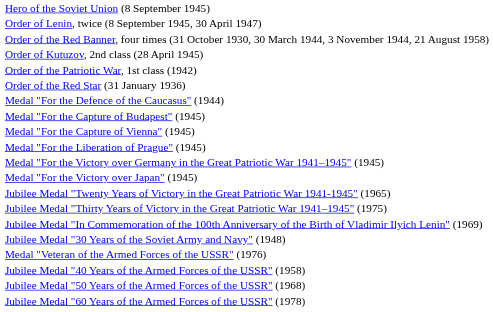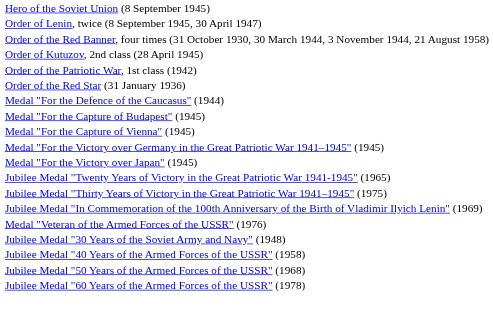- row: (105, 147)
rows swapped: (136, 254) <-> (145, 239)
